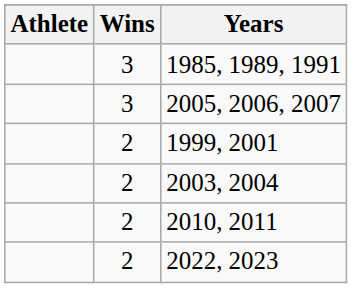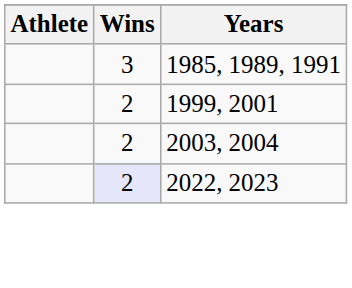- row: (254, 103)
- row: (222, 222)
(127, 261) no background -> (127, 182) lavender background
